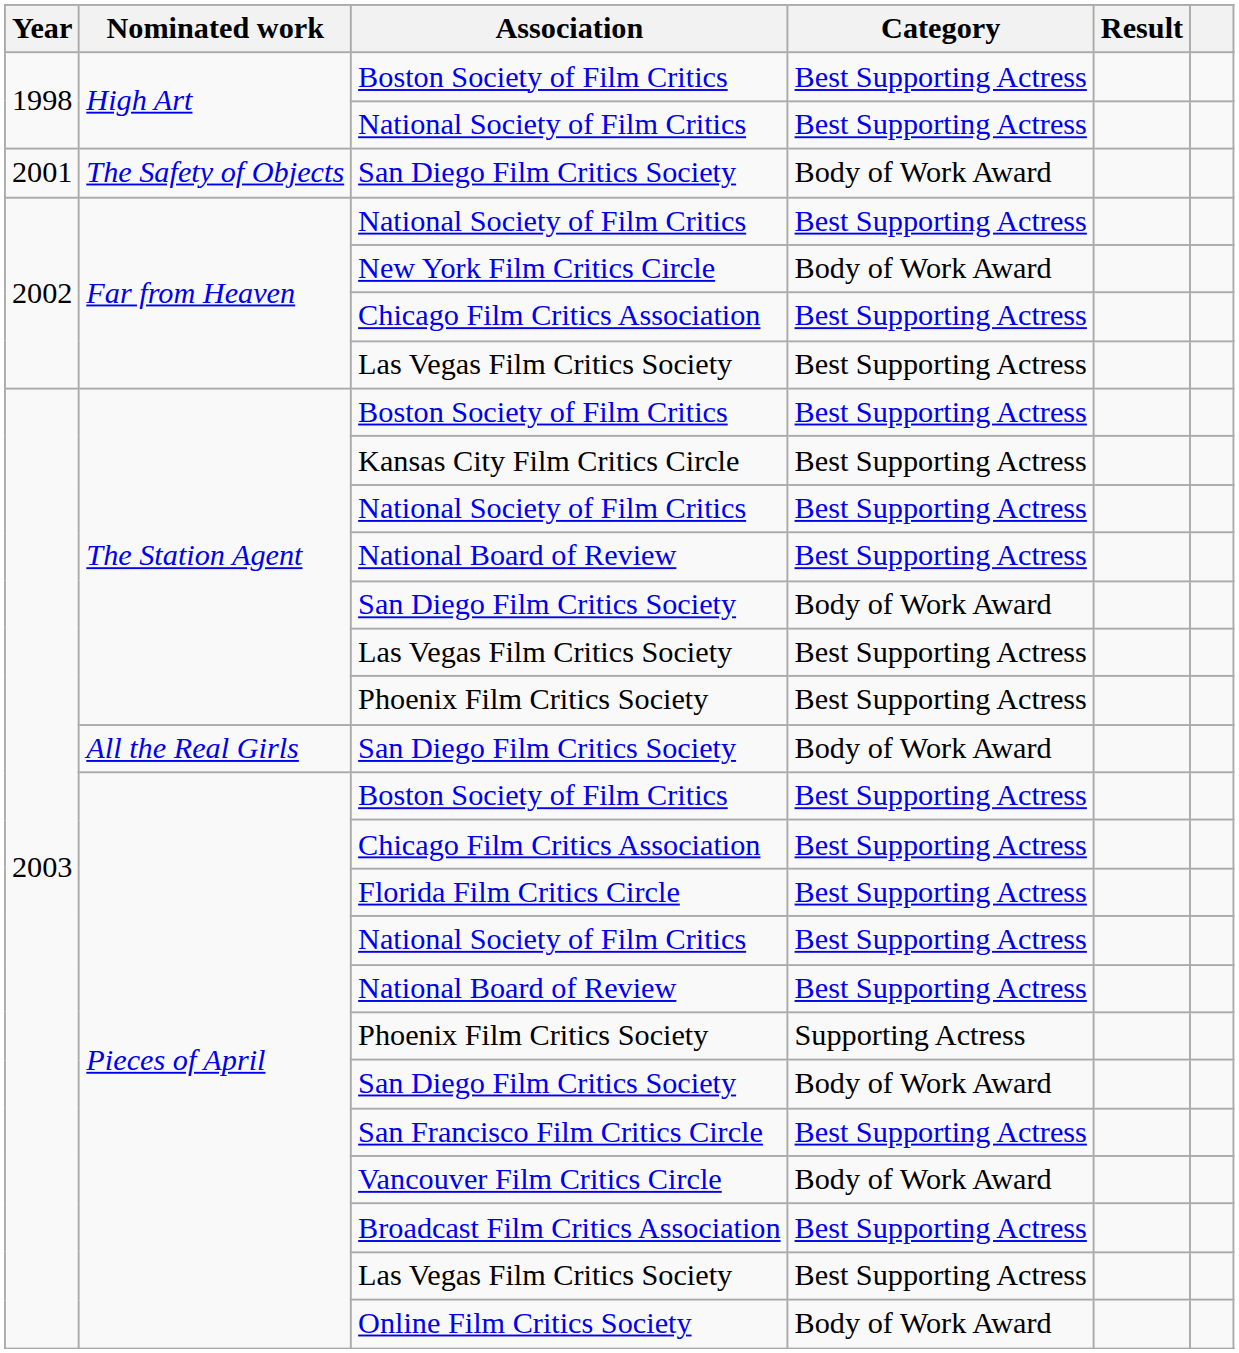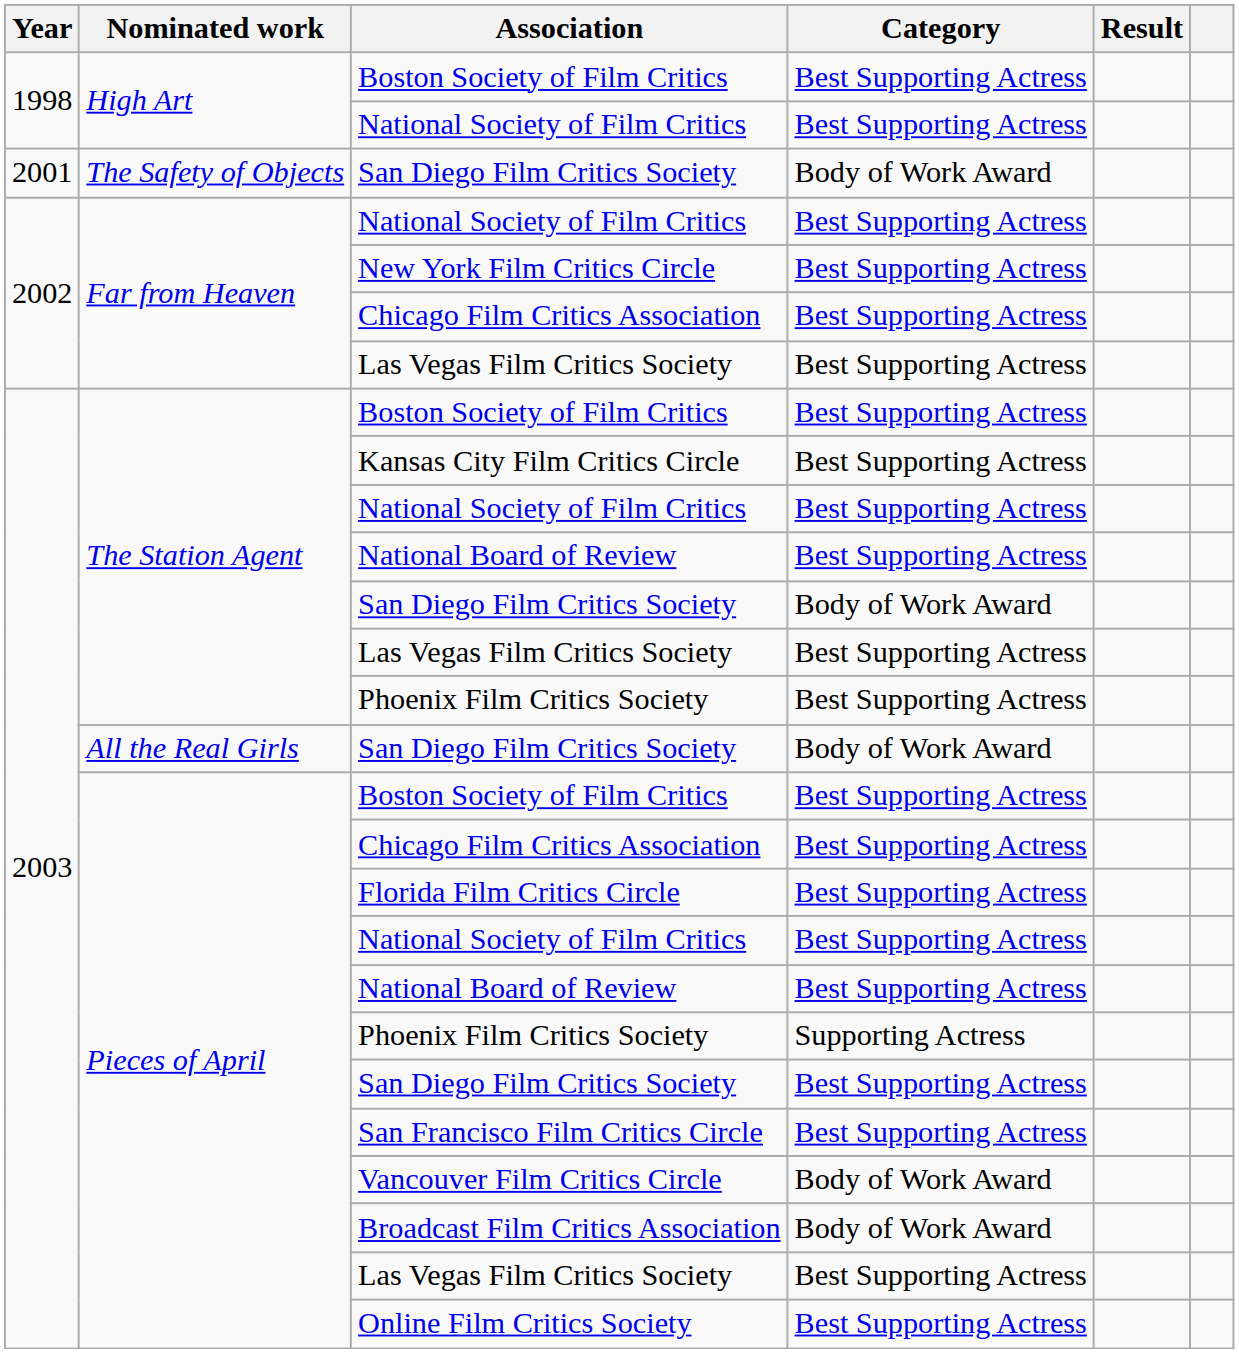(923, 268) Body of Work Award -> (941, 268) Best Supporting Actress
(923, 1083) Body of Work Award -> (941, 1083) Best Supporting Actress
(941, 1227) Best Supporting Actress -> (923, 1227) Body of Work Award
(923, 1323) Body of Work Award -> (941, 1323) Best Supporting Actress
